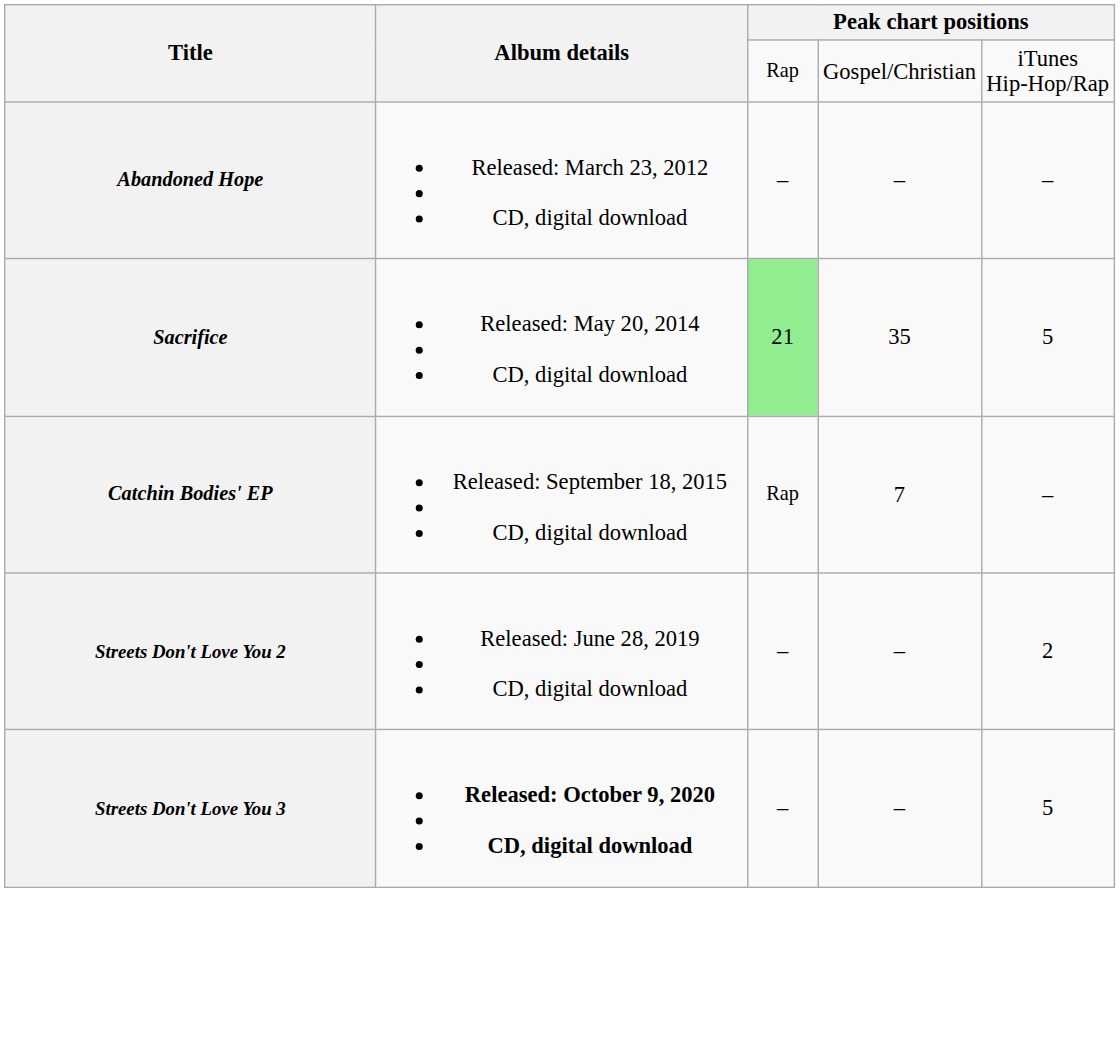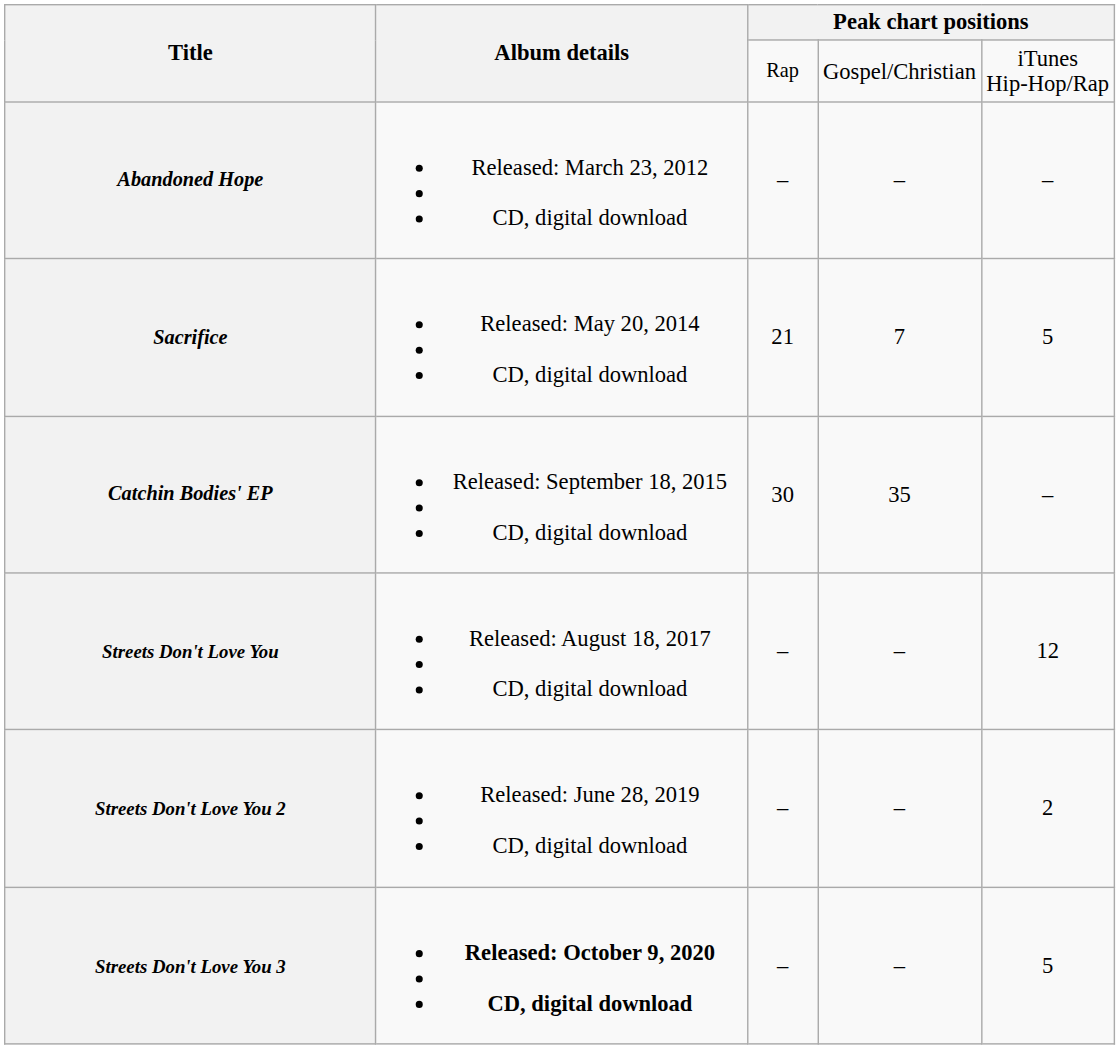(783, 336) lightgreen background -> (783, 336) no background
(899, 336) 35 -> (899, 336) 7
(783, 494) Rap -> (783, 494) 30
(899, 494) 7 -> (899, 494) 35
+ row: (190, 651)
